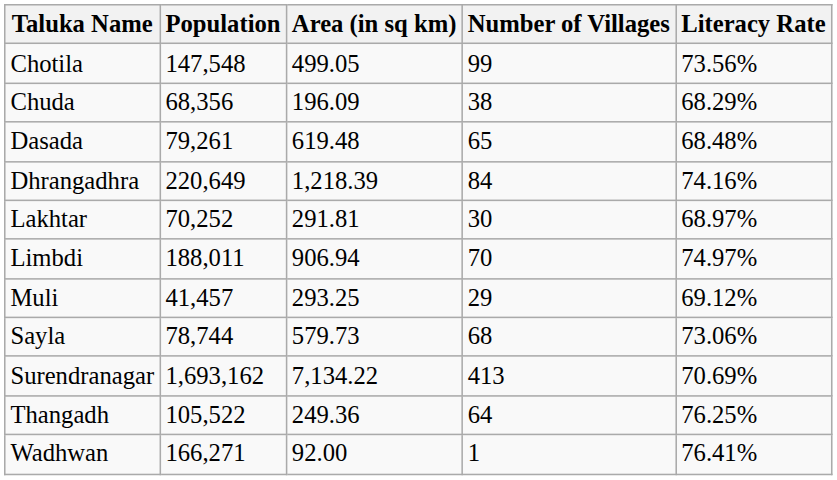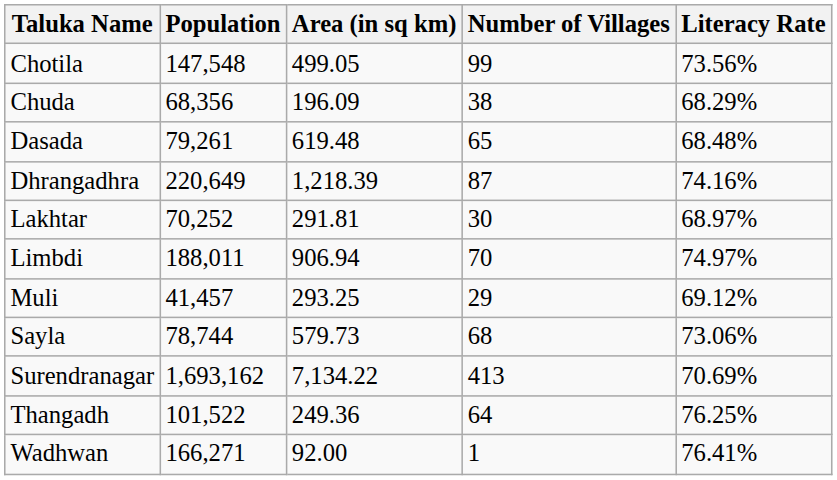(480, 180) 84 -> (480, 180) 87
(206, 414) 105,522 -> (206, 414) 101,522
